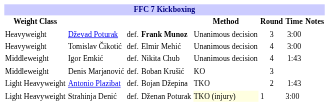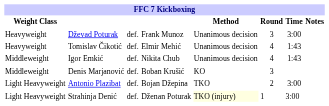(164, 34) bold -> (162, 34) normal
(294, 47) 3:00 -> (294, 47) 1:43
(294, 84) 1:43 -> (294, 84) 3:00
